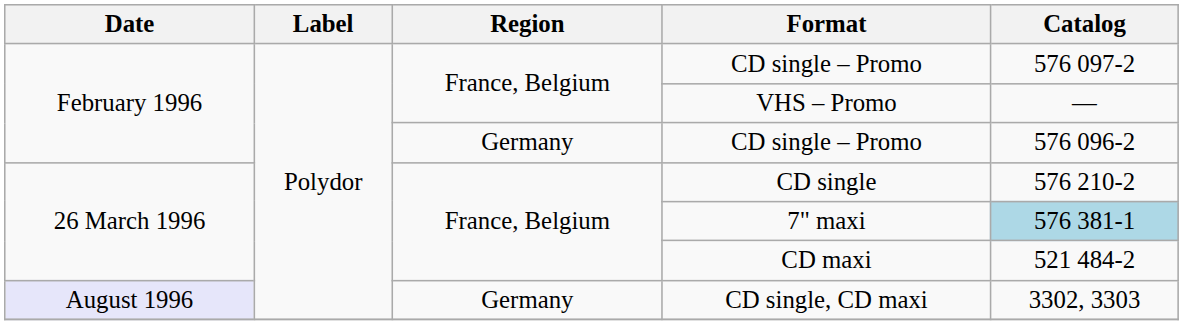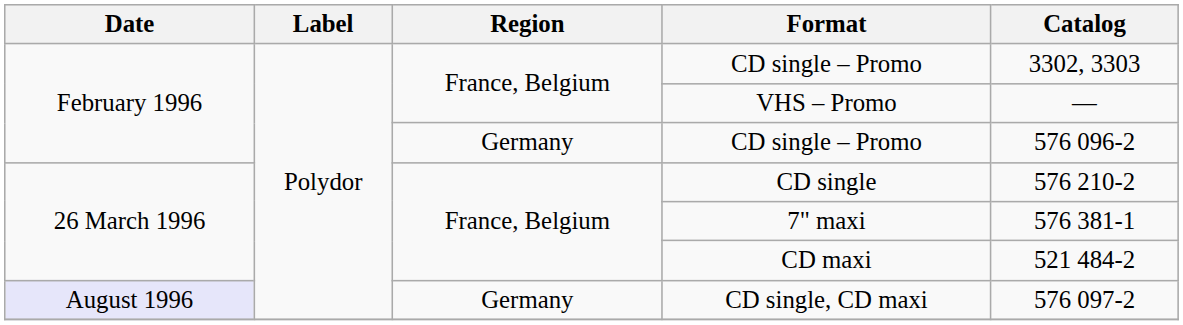(1085, 63) 576 097-2 -> (1084, 63) 3302, 3303
(1085, 220) lightblue background -> (1085, 220) no background
(1084, 299) 3302, 3303 -> (1085, 299) 576 097-2
